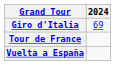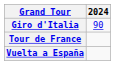(98, 25) 69 -> (98, 25) 90
